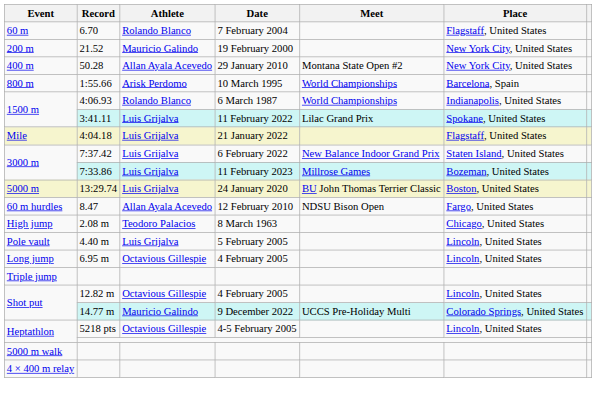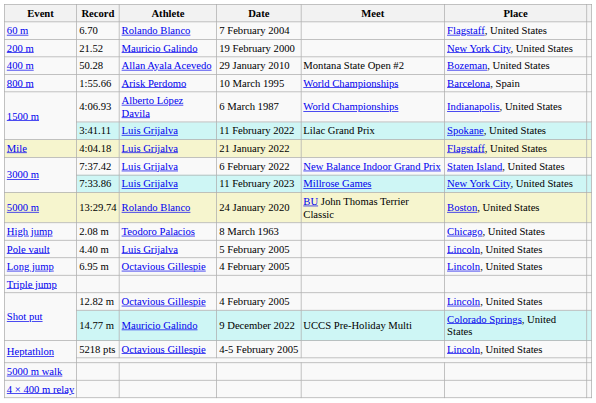(509, 66) New York City, United States -> (498, 66) Bozeman, United States
(157, 101) Rolando Blanco -> (152, 107) Alberto López Davila
(498, 171) Bozeman, United States -> (510, 183) New York City, United States
(150, 188) Luis Grijalva -> (156, 207) Rolando Blanco
- row: (35, 206)
